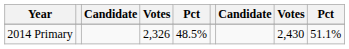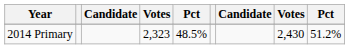(156, 34) 2,326 -> (156, 34) 2,323
(326, 34) 51.1% -> (326, 34) 51.2%
